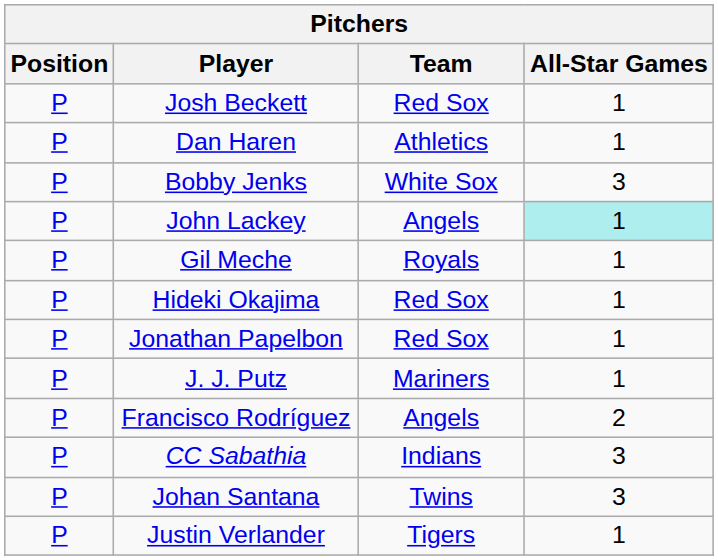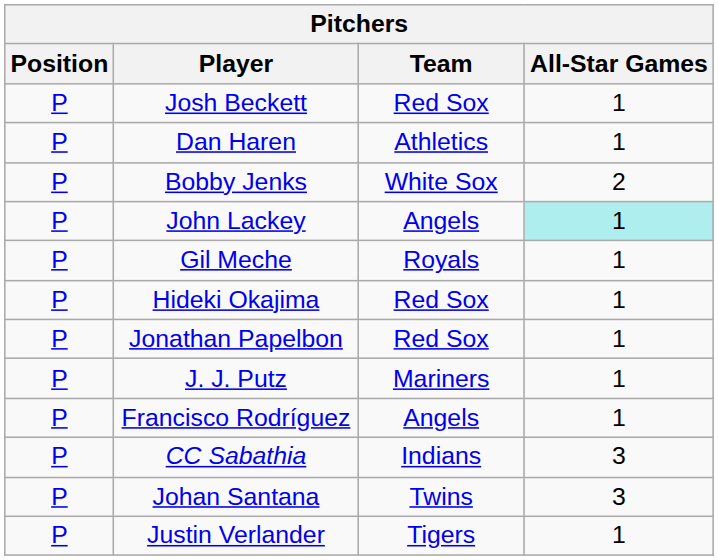(619, 181) 3 -> (619, 181) 2
(619, 417) 2 -> (619, 417) 1
